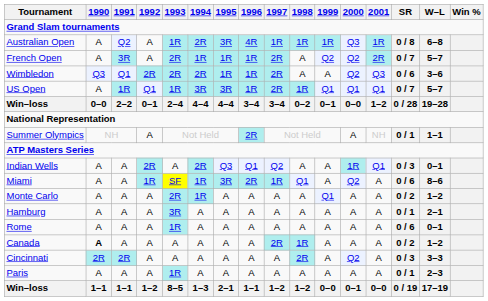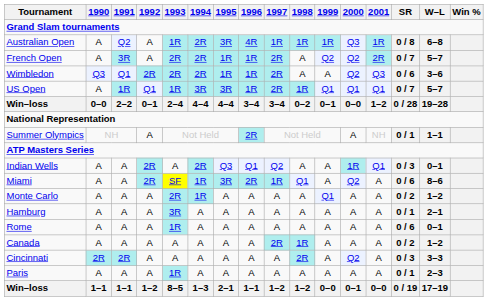(201, 57) 1R -> (201, 57) 2R
(150, 180) 1R -> (150, 180) 2R
(99, 242) bold -> (99, 242) normal
